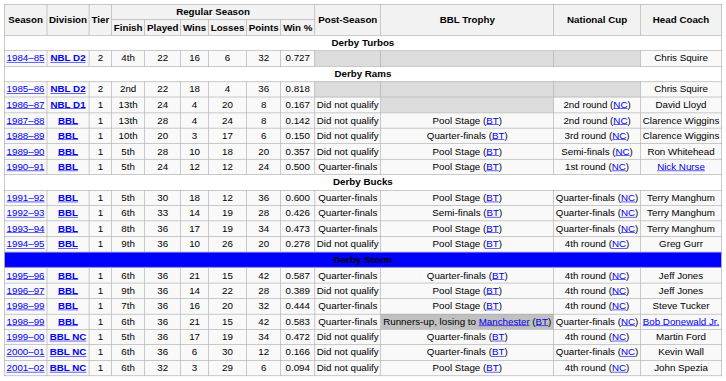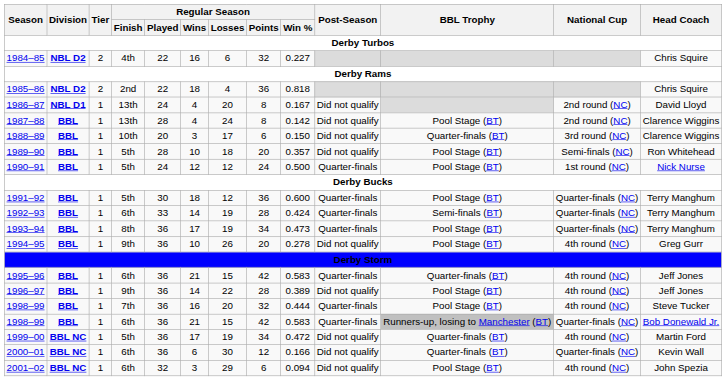(298, 58) 0.727 -> (298, 58) 0.227
(298, 213) 0.426 -> (298, 213) 0.424
(298, 275) 0.587 -> (298, 275) 0.583
